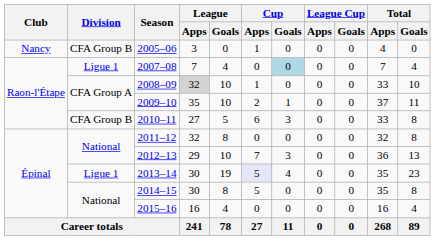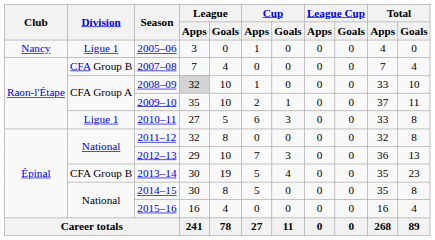(101, 48) CFA Group B -> (101, 48) Ligue 1
(101, 66) Ligue 1 -> (101, 66) CFA Group B
(288, 66) lightblue background -> (288, 66) no background
(101, 119) CFA Group B -> (101, 119) Ligue 1
(101, 173) Ligue 1 -> (101, 173) CFA Group B
(257, 173) lavender background -> (257, 173) no background
